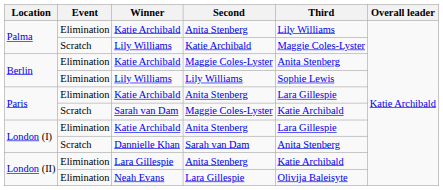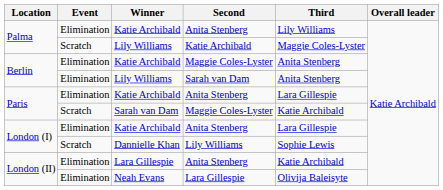(214, 78) Lily Williams -> (217, 78) Sarah van Dam
(306, 78) Sophie Lewis -> (309, 78) Anita Stenberg
(217, 144) Sarah van Dam -> (214, 144) Lily Williams
(309, 144) Anita Stenberg -> (306, 144) Sophie Lewis
